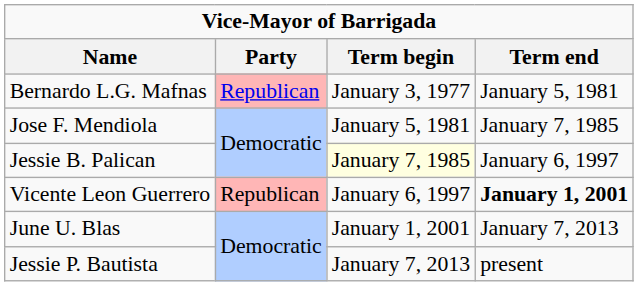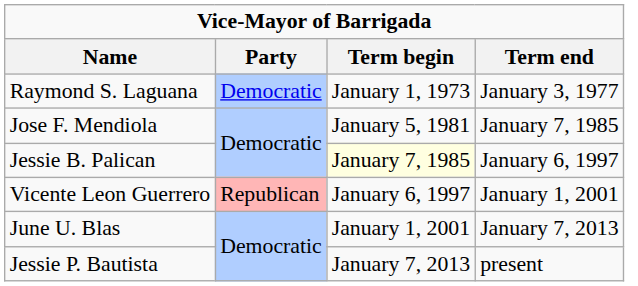+ row: (104, 90)
- row: (108, 90)
(554, 194) bold -> (549, 194) normal
